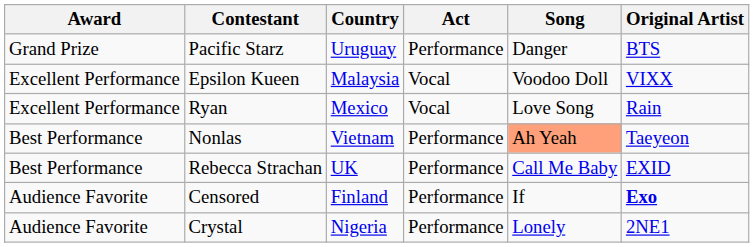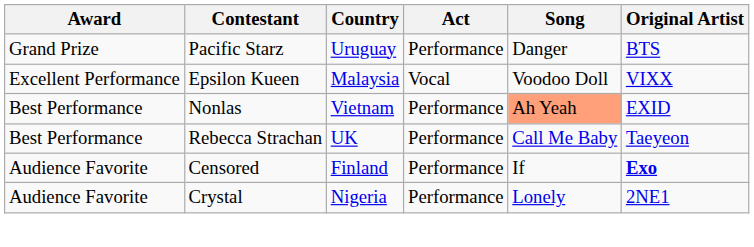- row: (208, 108)
(657, 138) Taeyeon -> (648, 108) EXID
(648, 167) EXID -> (657, 138) Taeyeon
